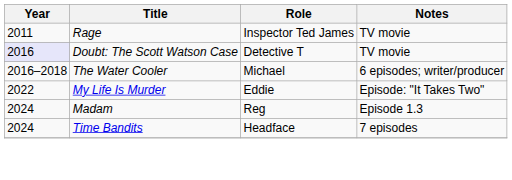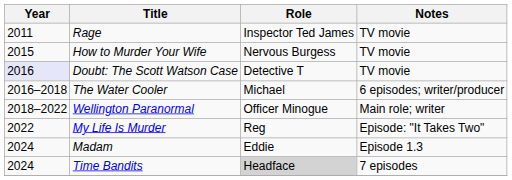+ row: (140, 52)
+ row: (133, 109)
(259, 90) Eddie -> (254, 128) Reg
(254, 109) Reg -> (259, 147) Eddie
(269, 128) no background -> (269, 166) lightgrey background
